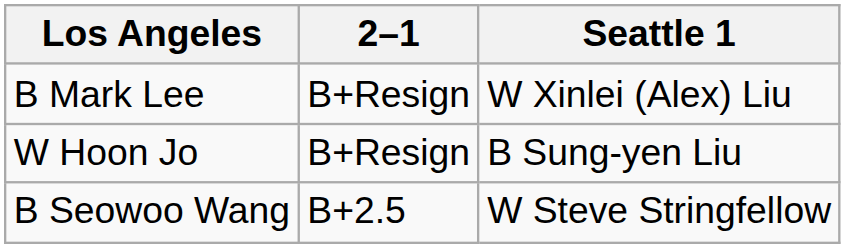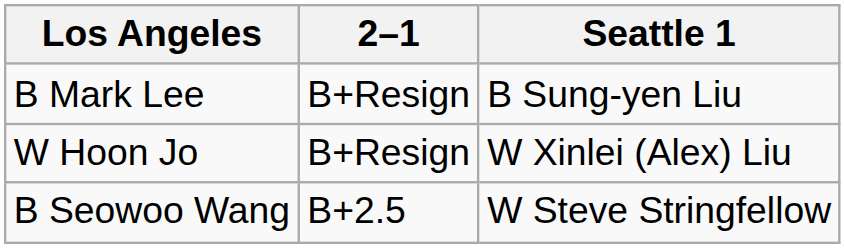(639, 93) W Xinlei (Alex) Liu -> (615, 93) B Sung-yen Liu
(615, 152) B Sung-yen Liu -> (639, 152) W Xinlei (Alex) Liu
